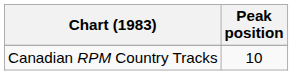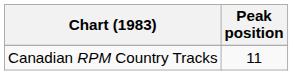(254, 57) 10 -> (254, 57) 11
